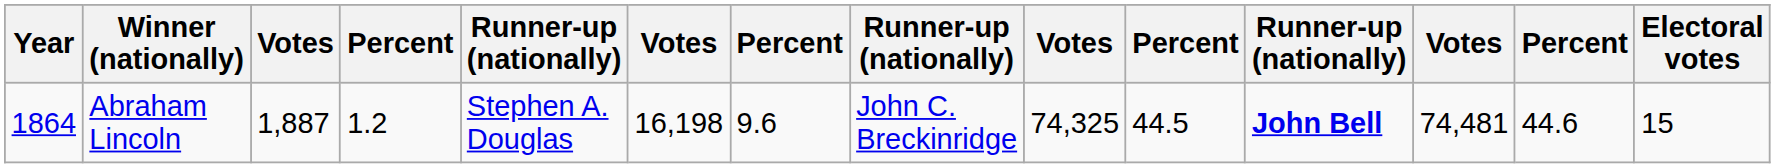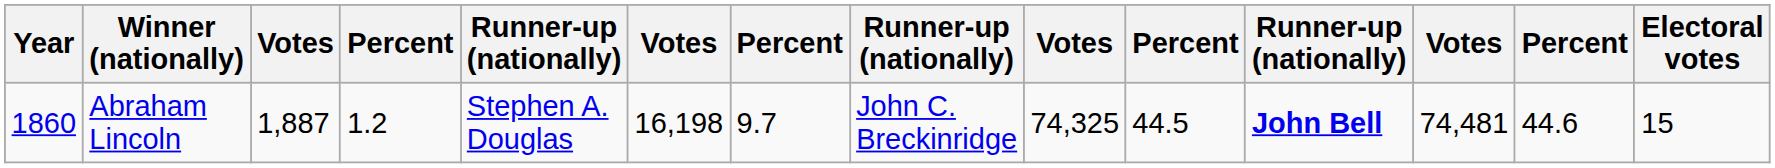(44, 122) 1864 -> (44, 122) 1860
(757, 122) 9.6 -> (757, 122) 9.7
